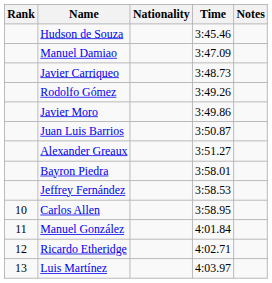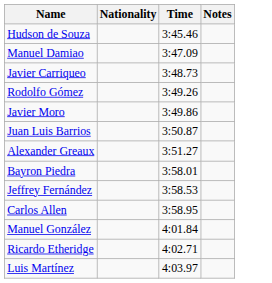- column: (21, 14)
